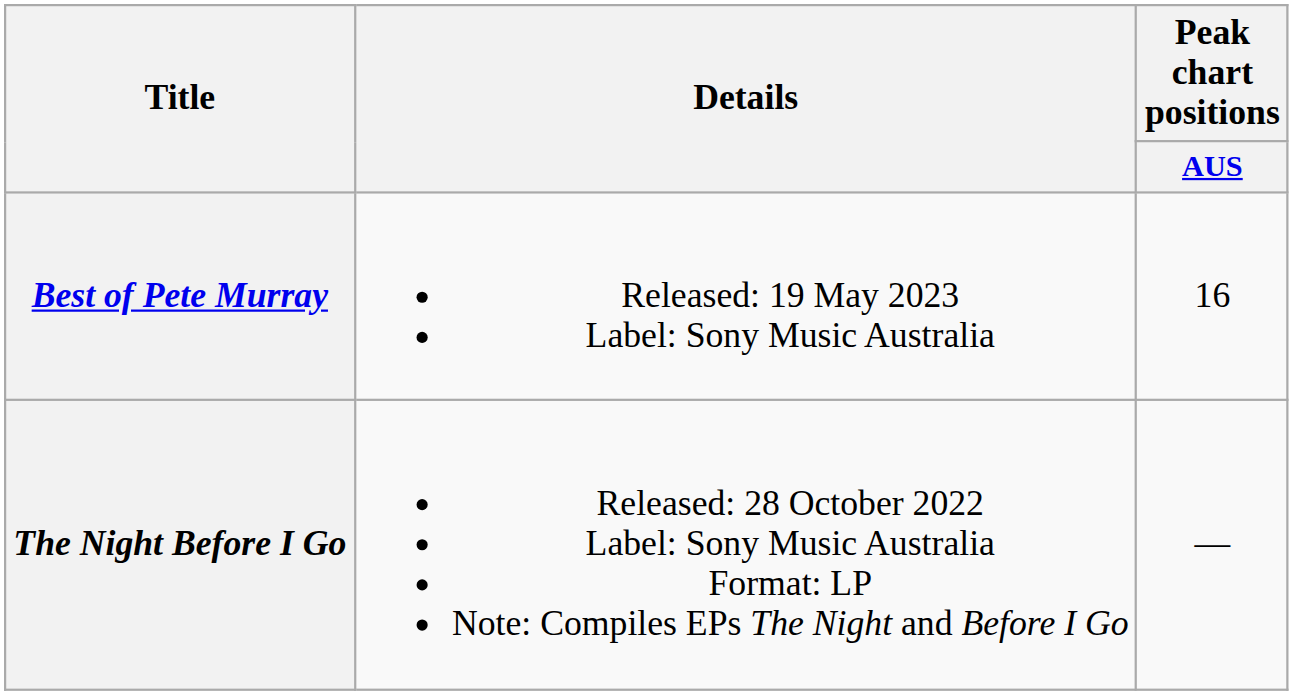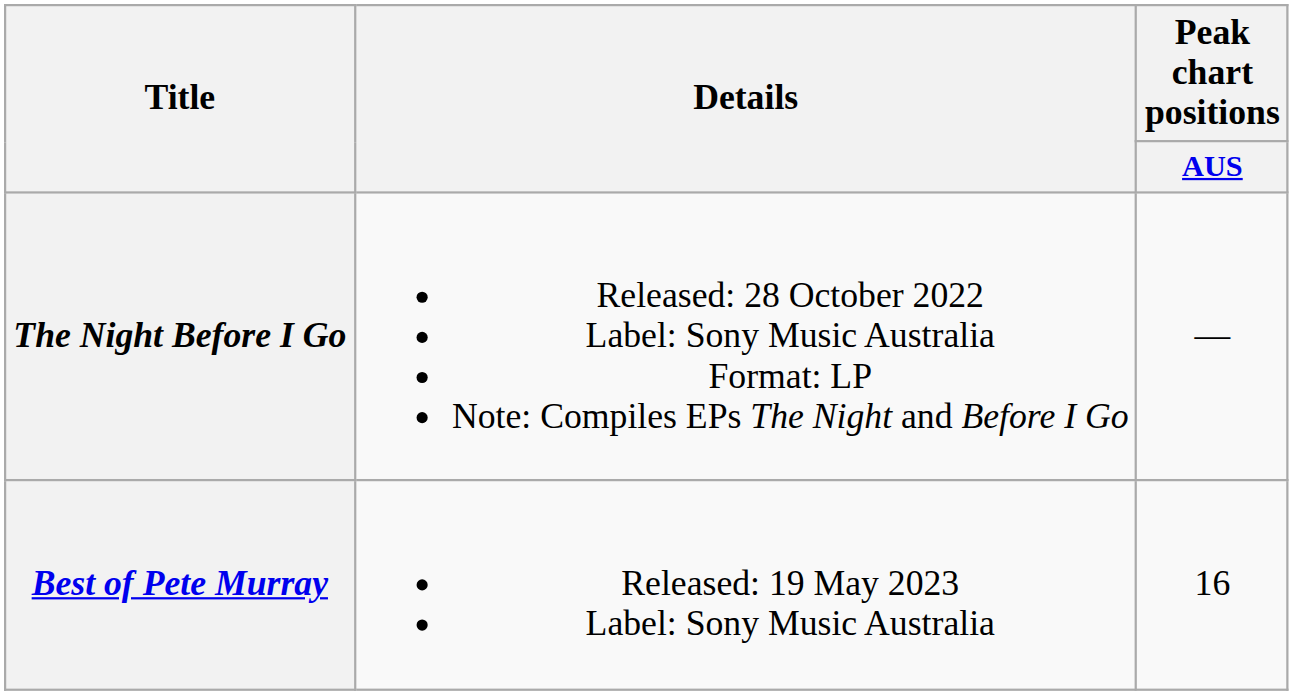rows swapped: (180, 543) <-> (180, 295)
